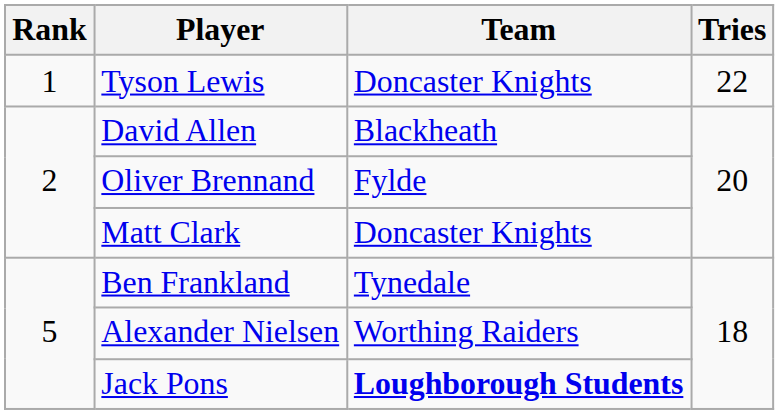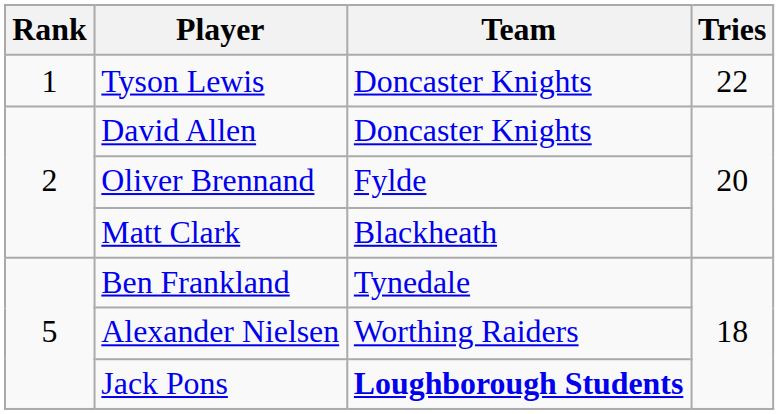(425, 130) Blackheath -> (473, 130) Doncaster Knights
(473, 231) Doncaster Knights -> (425, 231) Blackheath
